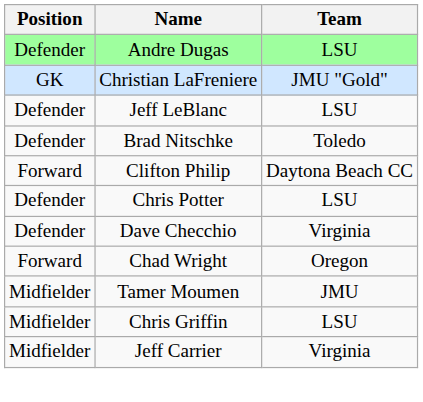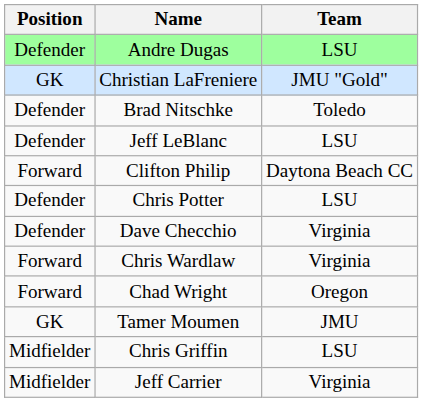rows swapped: (178, 110) <-> (178, 140)
+ row: (178, 261)
(50, 291) Midfielder -> (50, 321) GK
